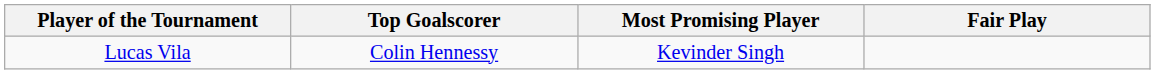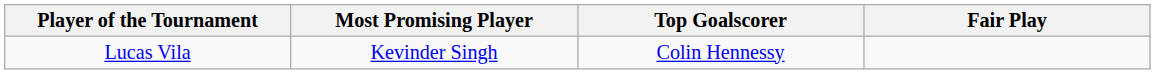columns swapped: (434, 20) <-> (721, 20)
